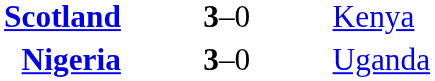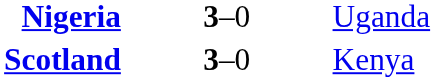rows swapped: (62, 16) <-> (71, 60)
